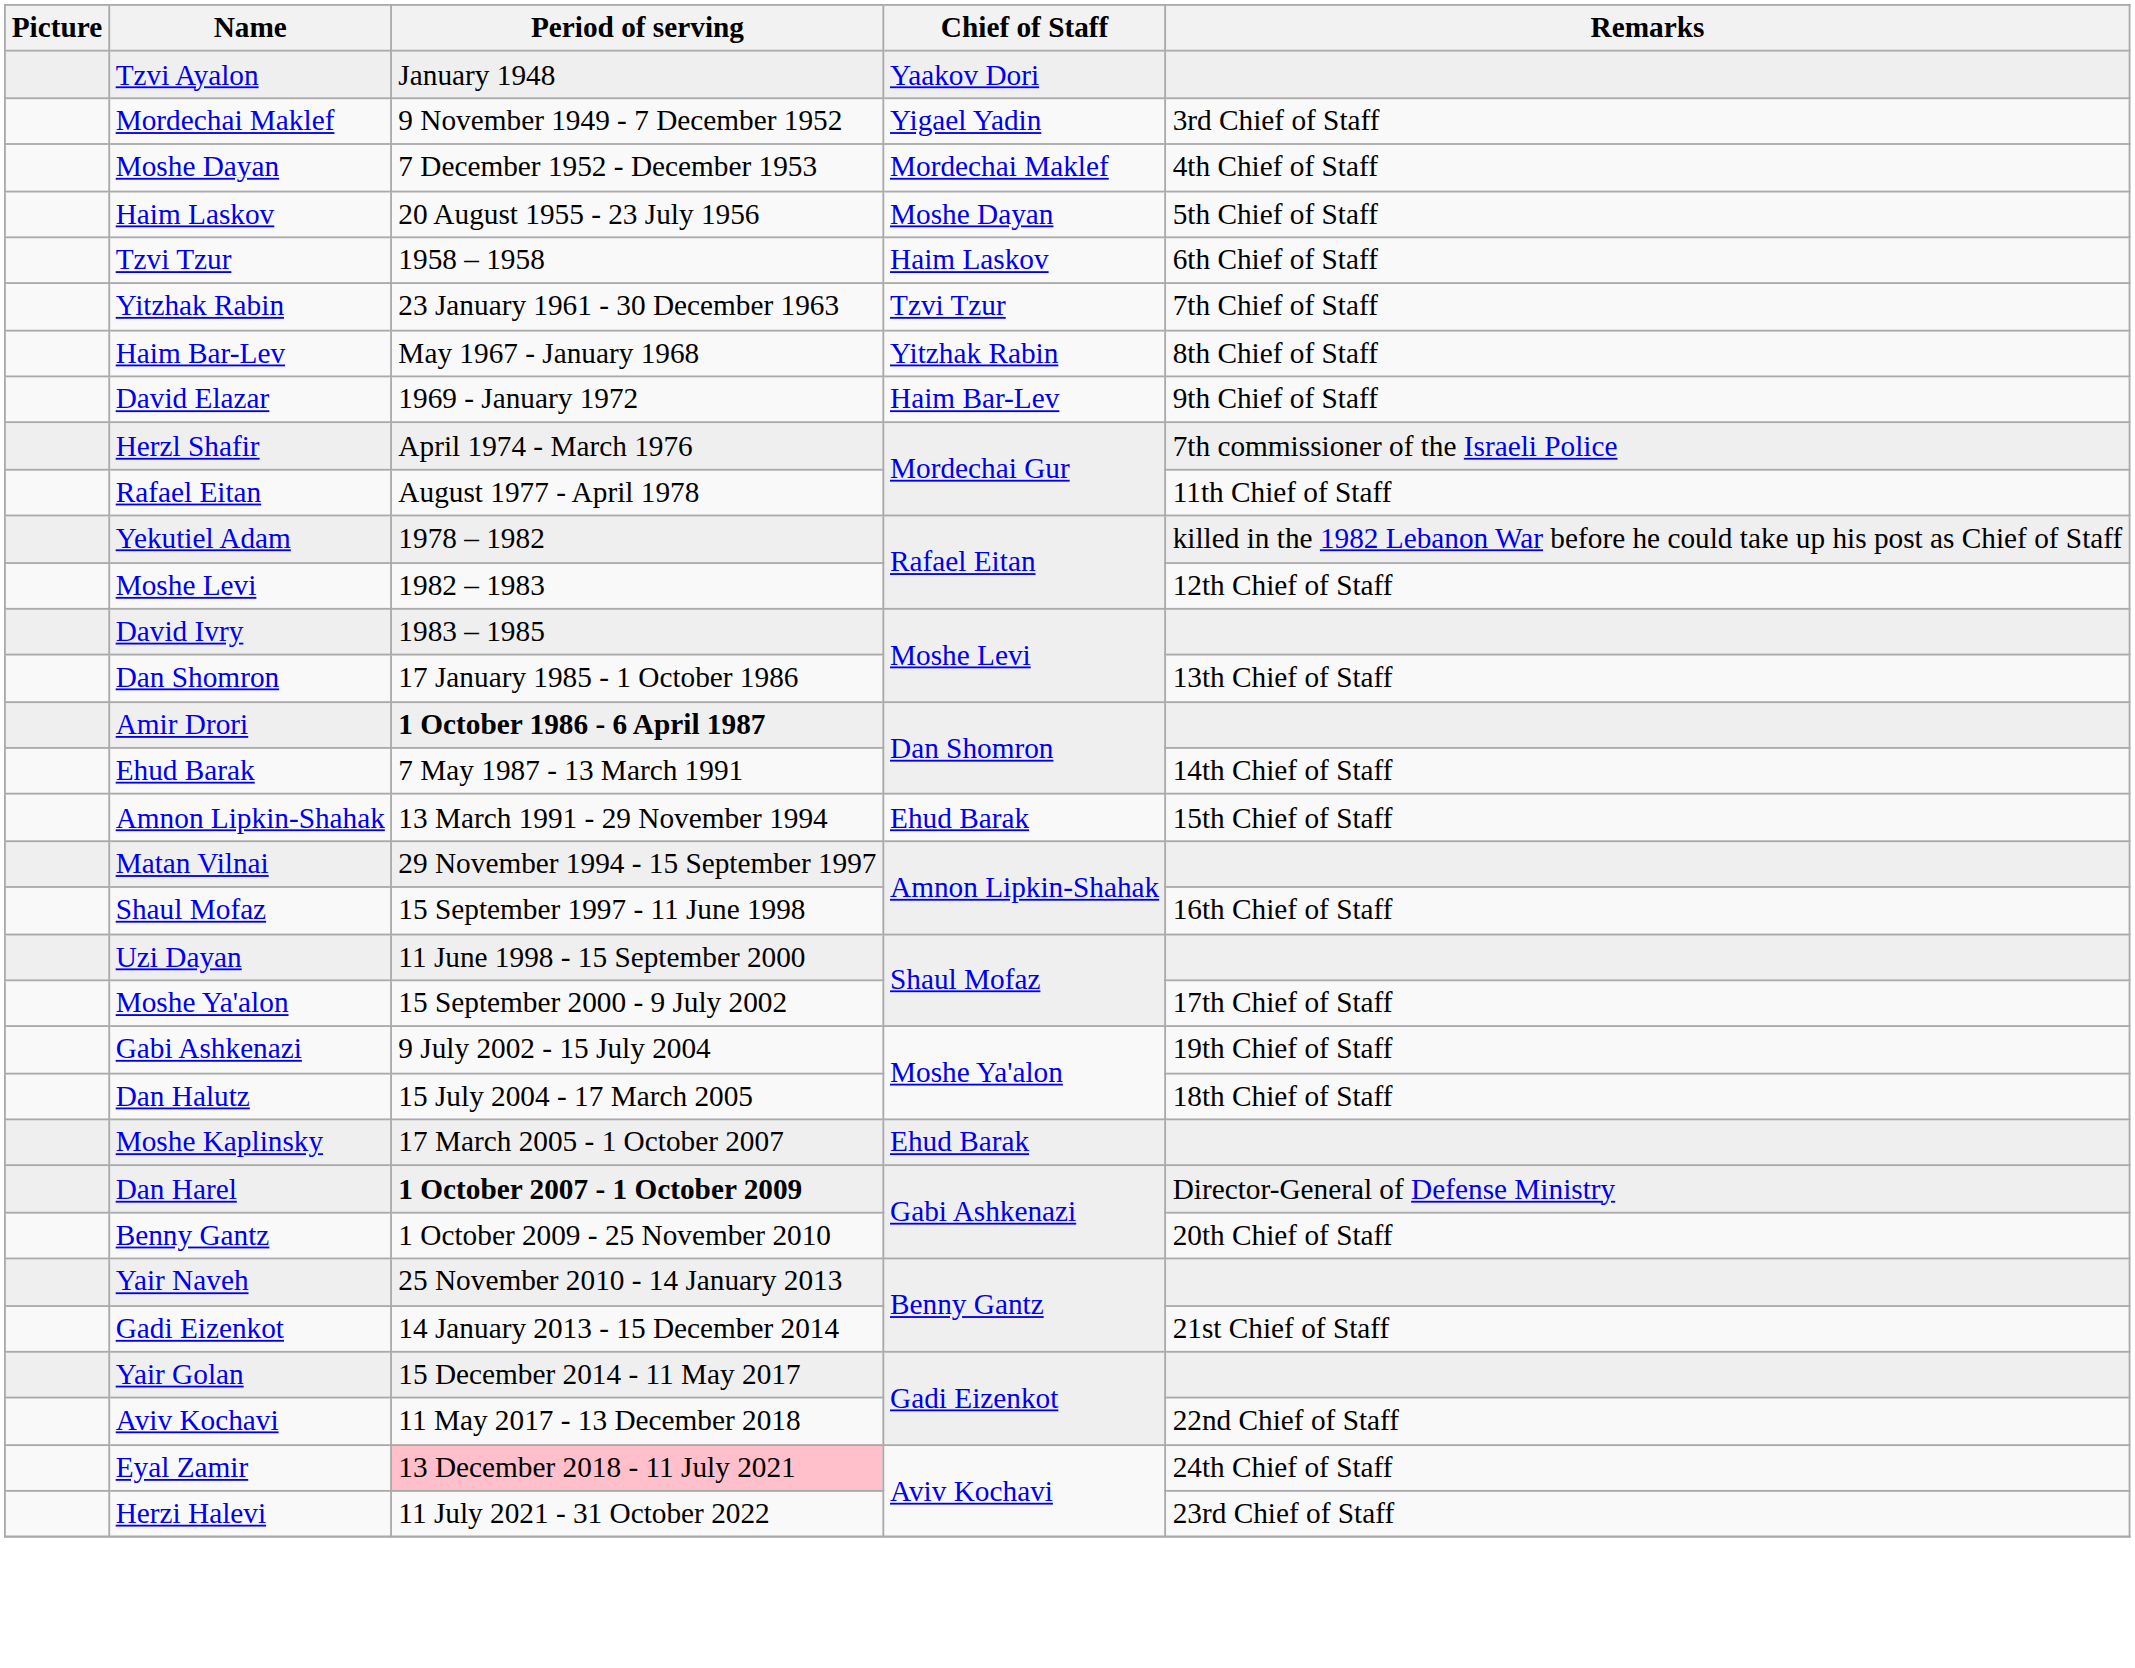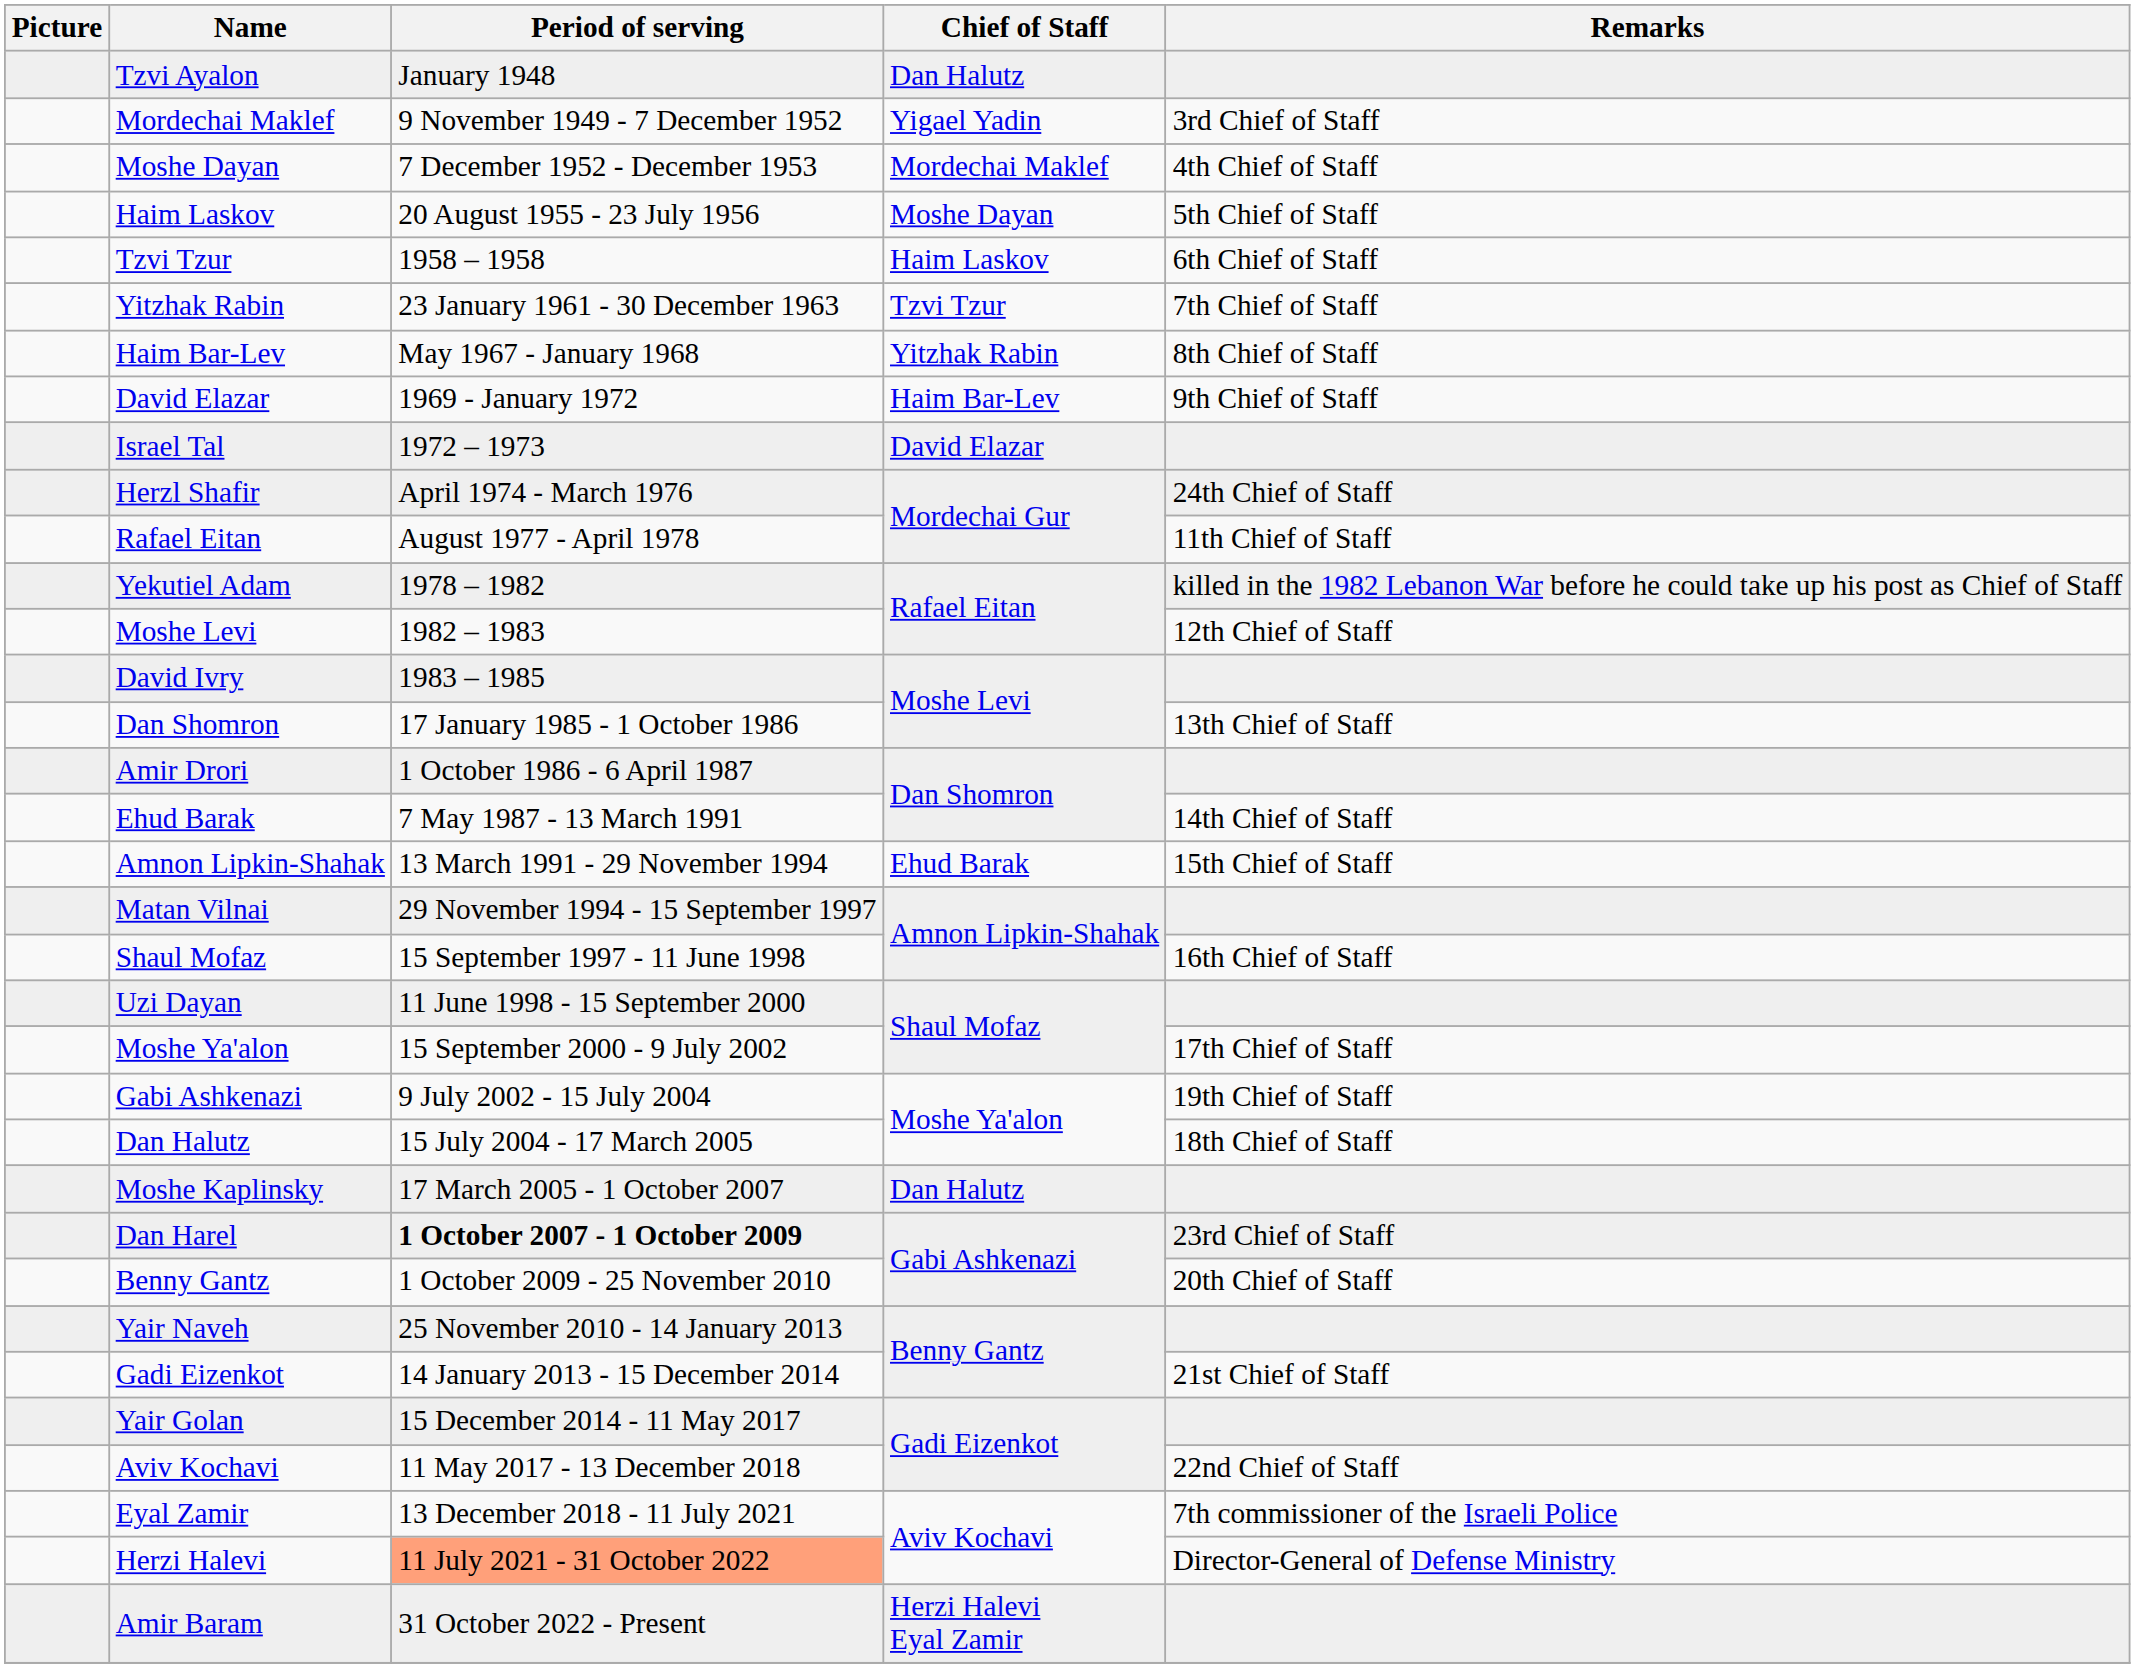(965, 74) Yaakov Dori -> (957, 74) Dan Halutz
+ row: (170, 445)
(1395, 445) 7th commissioner of the Israeli Police -> (1283, 492) 24th Chief of Staff
(582, 724) bold -> (576, 770) normal
(960, 1142) Ehud Barak -> (957, 1188) Dan Halutz
(1394, 1188) Director-General of Defense Ministry -> (1283, 1235) 23rd Chief of Staff
(597, 1467) pink background -> (597, 1513) no background
(1283, 1467) 24th Chief of Staff -> (1395, 1513) 7th commissioner of the Israeli Police
(584, 1513) no background -> (584, 1560) lightsalmon background
(1283, 1513) 23rd Chief of Staff -> (1394, 1560) Director-General of Defense Ministry
+ row: (189, 1623)
